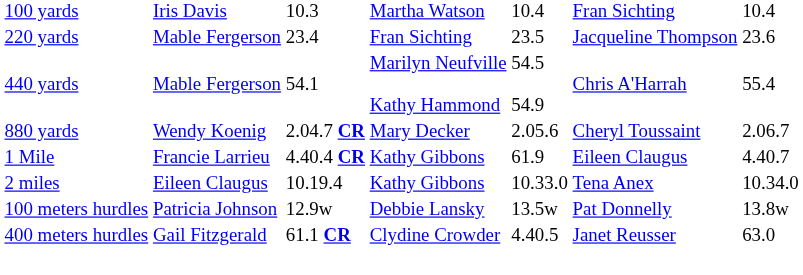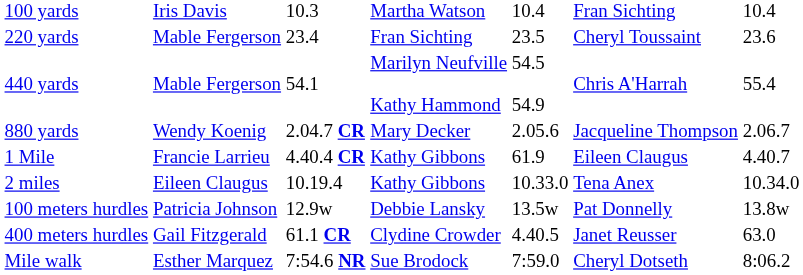(655, 37) Jacqueline Thompson -> (637, 37) Cheryl Toussaint
(637, 131) Cheryl Toussaint -> (656, 131) Jacqueline Thompson
+ row: (43, 261)
